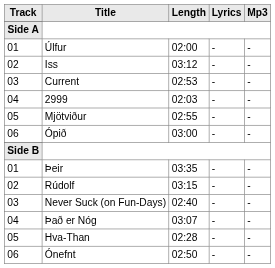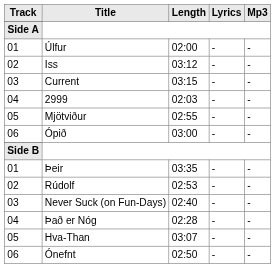(185, 82) 02:53 -> (185, 82) 03:15
(185, 185) 03:15 -> (185, 185) 02:53
(185, 220) 03:07 -> (185, 220) 02:28
(185, 237) 02:28 -> (185, 237) 03:07
